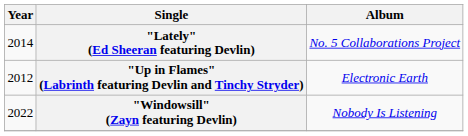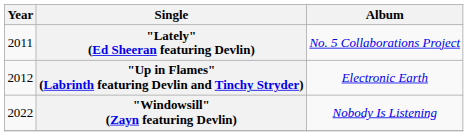(20, 42) 2014 -> (20, 42) 2011
